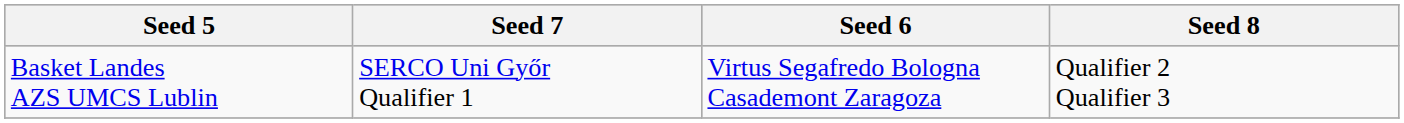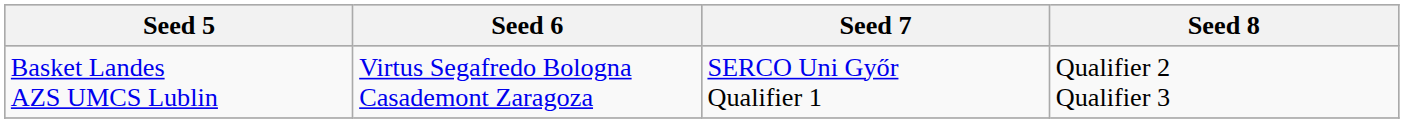columns swapped: (876, 25) <-> (527, 25)
